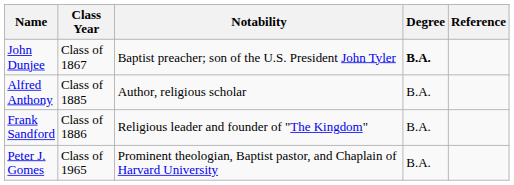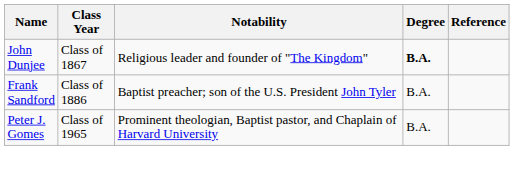(257, 57) Baptist preacher; son of the U.S. President John Tyler -> (243, 57) Religious leader and founder of "The Kingdom"
- row: (30, 92)
(243, 127) Religious leader and founder of "The Kingdom" -> (257, 92) Baptist preacher; son of the U.S. President John Tyler
